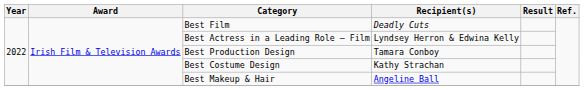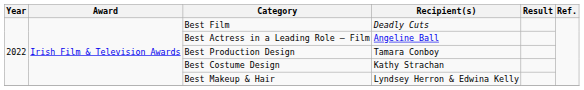(446, 38) Lyndsey Herron & Edwina Kelly -> (406, 38) Angeline Ball
(406, 79) Angeline Ball -> (446, 79) Lyndsey Herron & Edwina Kelly
